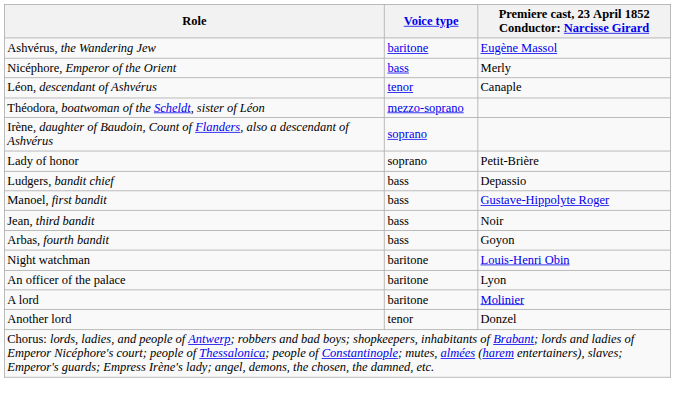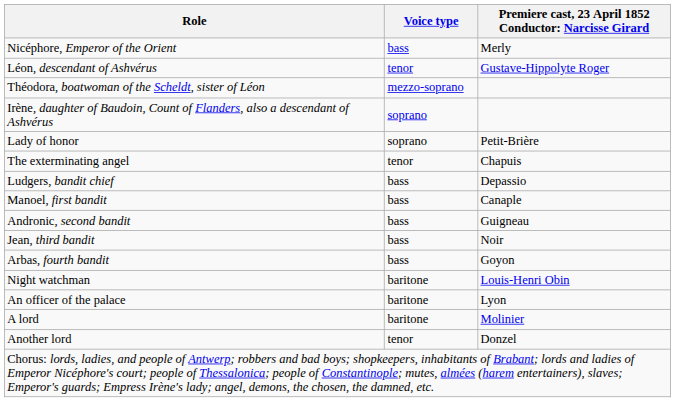- row: (82, 48)
(501, 87) Canaple -> (545, 68) Gustave-Hippolyte Roger
+ row: (68, 161)
(545, 200) Gustave-Hippolyte Roger -> (501, 200) Canaple
+ row: (69, 220)
